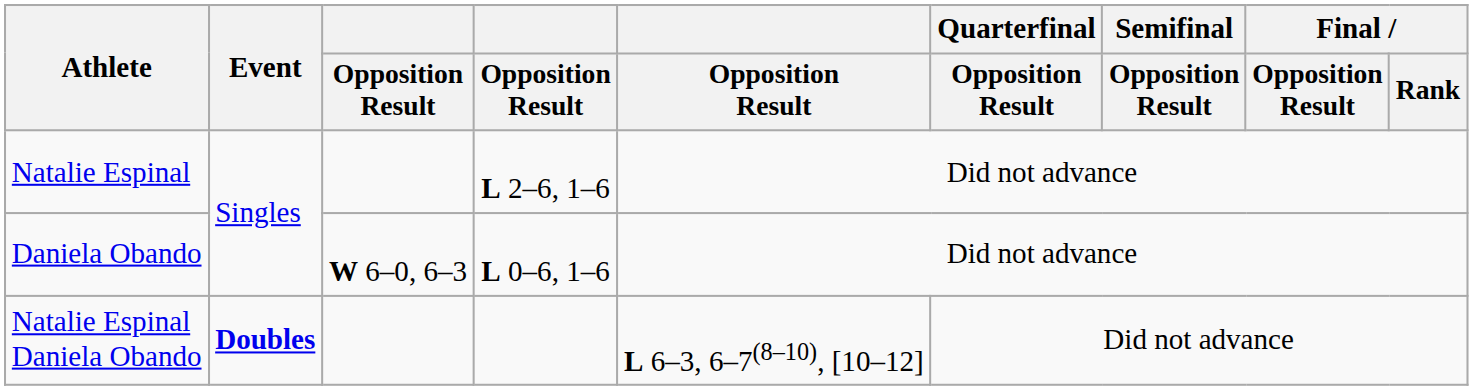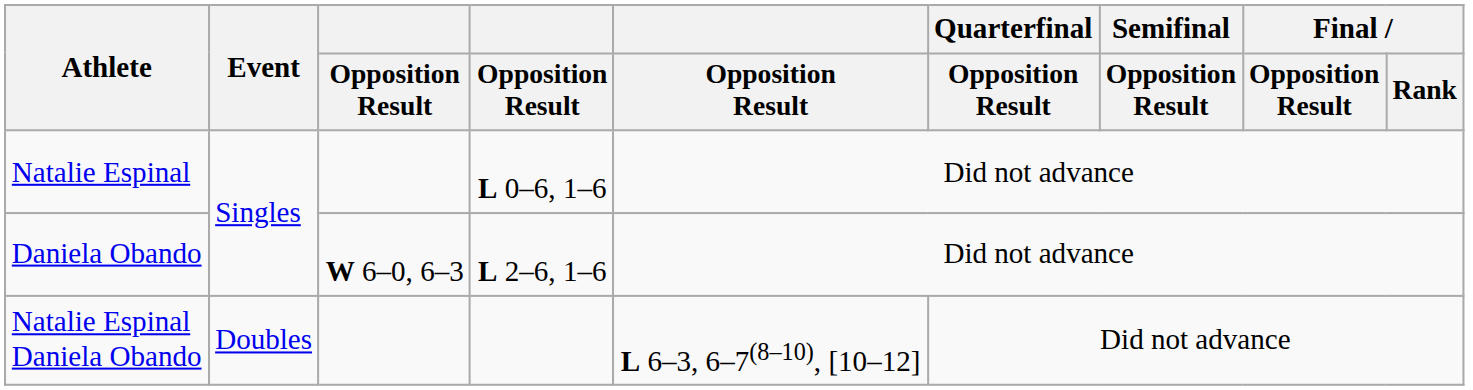(546, 188) L 2–6, 1–6 -> (542, 188) L 0–6, 1–6
(546, 271) L 0–6, 1–6 -> (542, 271) L 2–6, 1–6
(265, 340) bold -> (264, 340) normal
